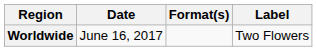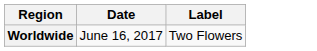- column: (199, 14)
